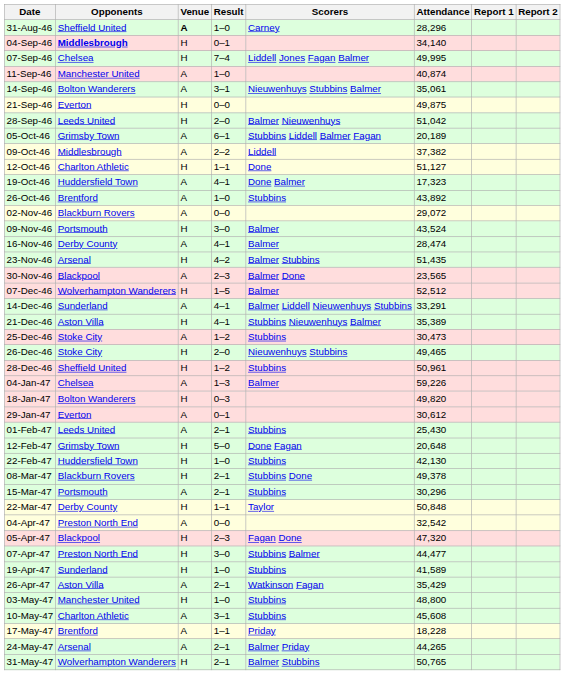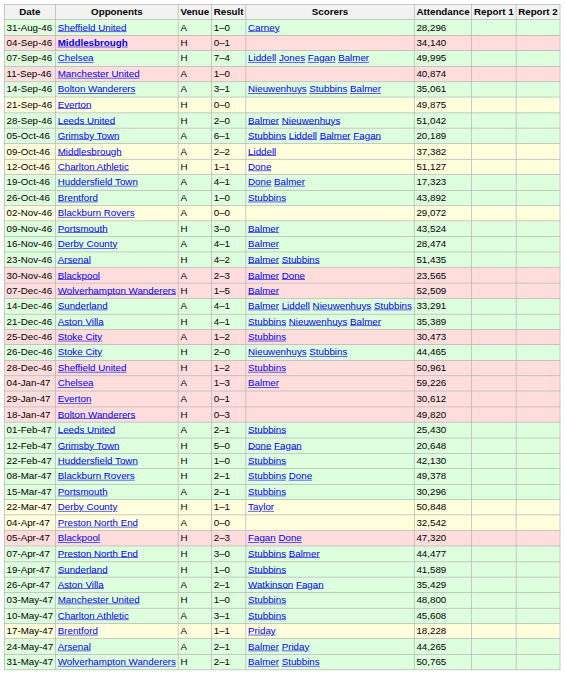(184, 27) bold -> (184, 27) normal
(431, 290) 52,512 -> (431, 290) 52,509
(431, 352) 49,465 -> (431, 352) 44,465
rows swapped: (29, 399) <-> (29, 414)
